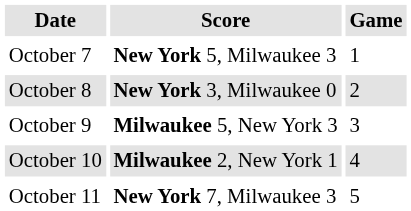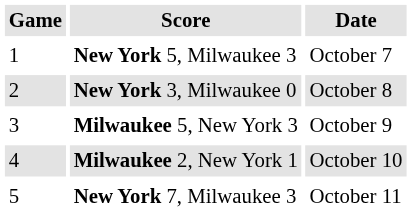columns swapped: (376, 20) <-> (55, 20)
